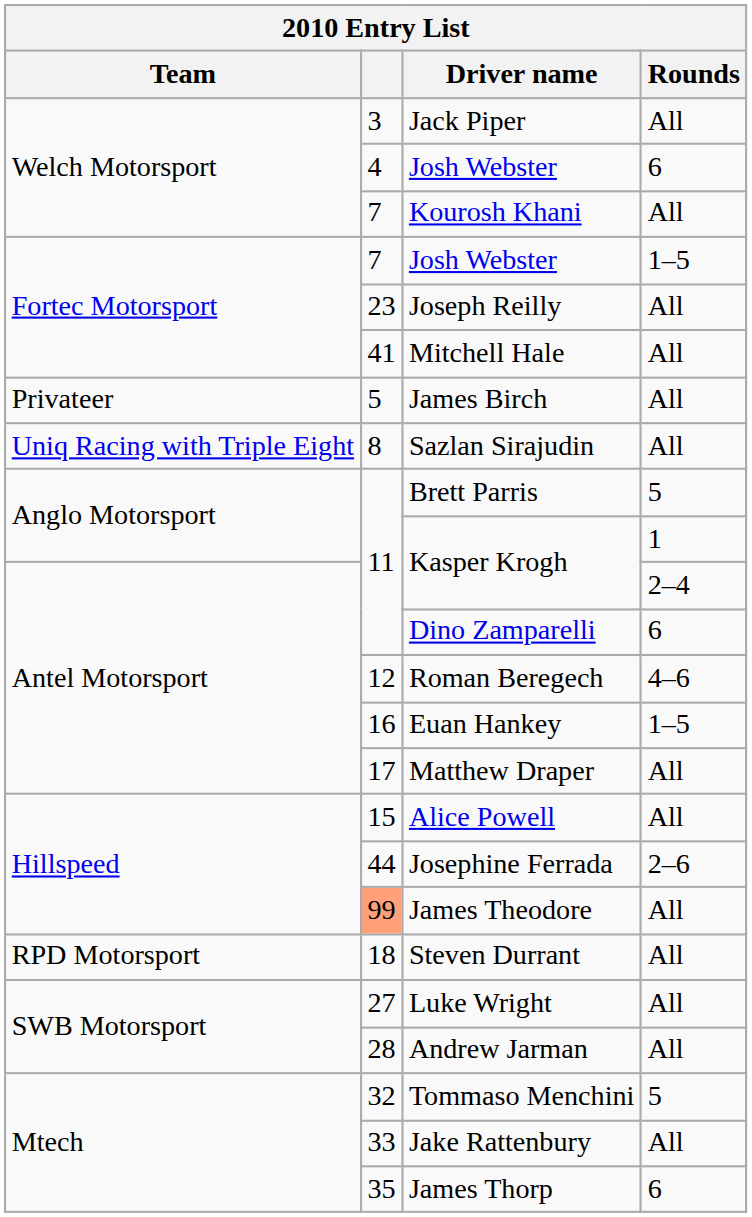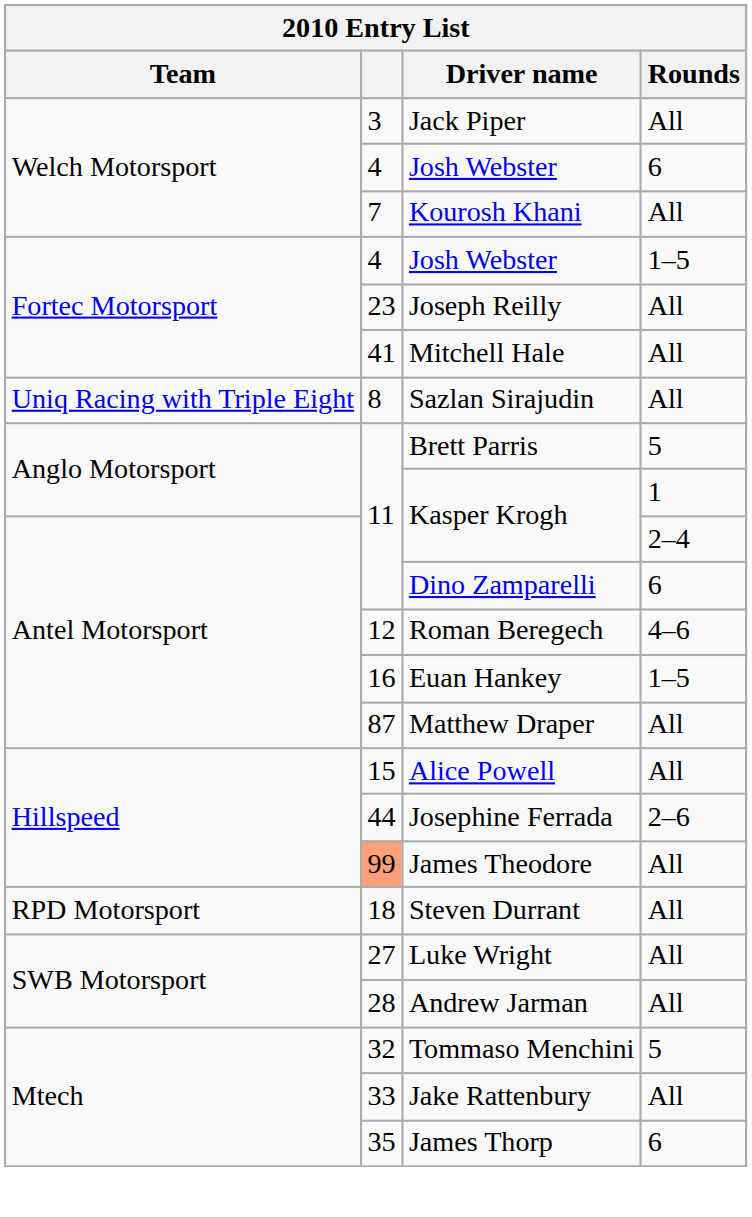(374, 259) 7 -> (374, 259) 4
- row: (62, 398)
(381, 770) 17 -> (381, 724) 87
